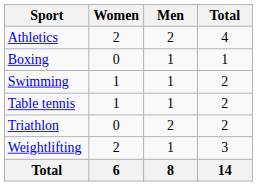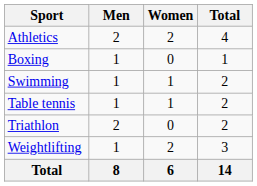columns swapped: (171, 15) <-> (116, 15)
